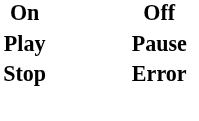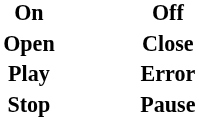+ row: (29, 43)
(159, 43) Pause -> (168, 74) Error
(159, 74) Error -> (168, 104) Pause
